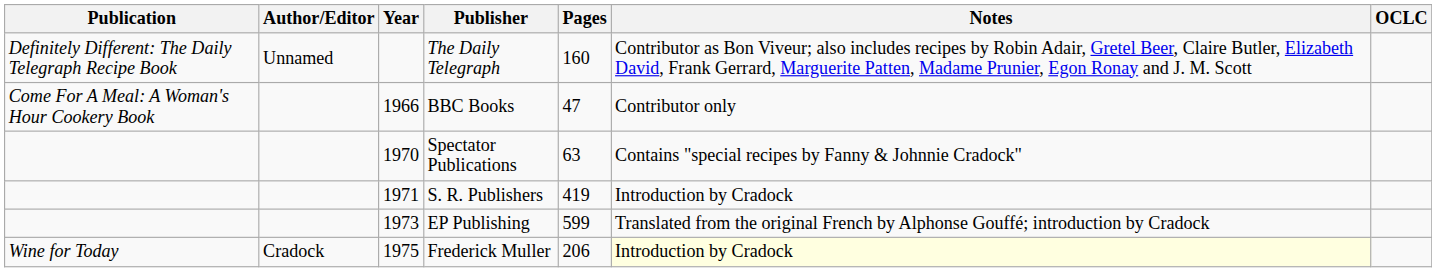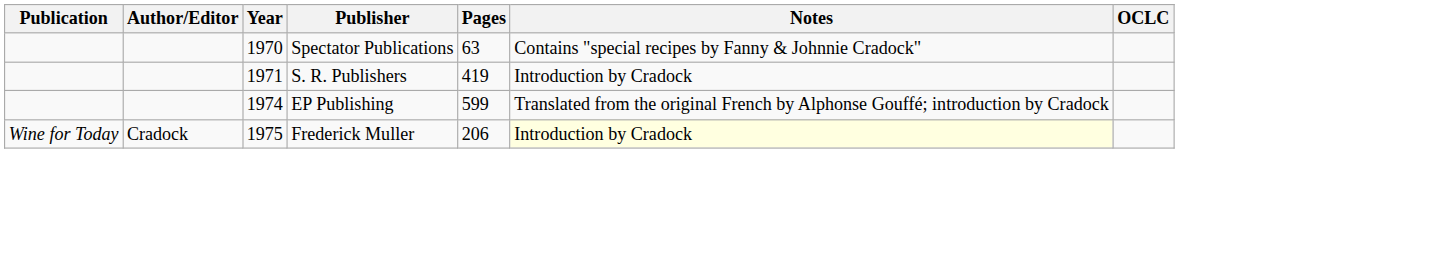- row: (464, 57)
- row: (471, 106)
(401, 223) 1973 -> (265, 104) 1974
